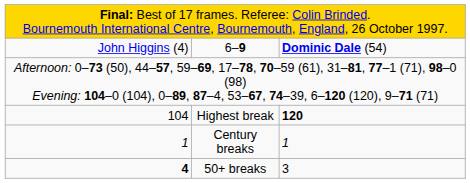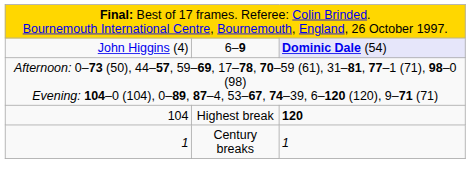(334, 48) no background -> (334, 48) lavender background
- row: (235, 169)
